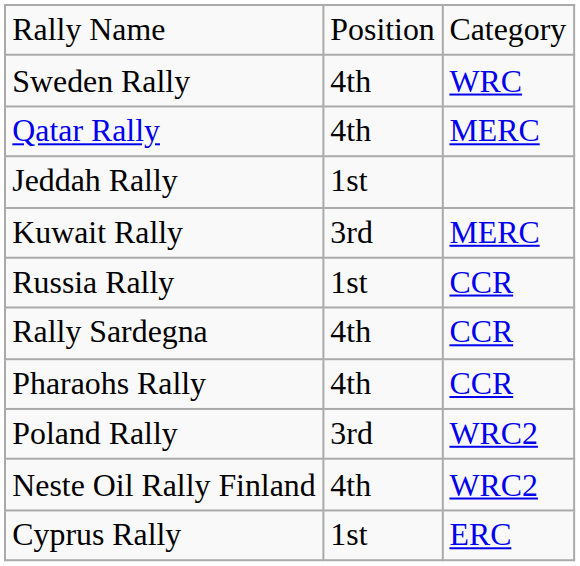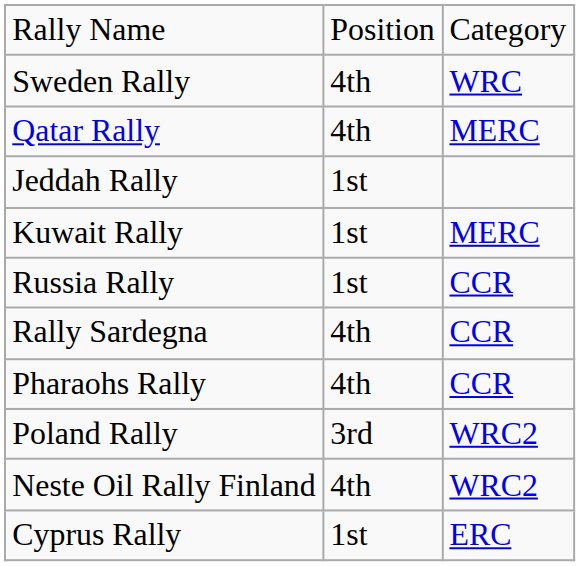(352, 231) 3rd -> (349, 231) 1st
